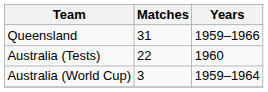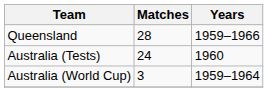(144, 35) 31 -> (144, 35) 28
(144, 55) 22 -> (144, 55) 24
